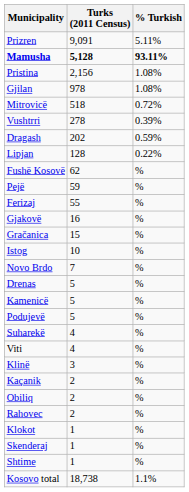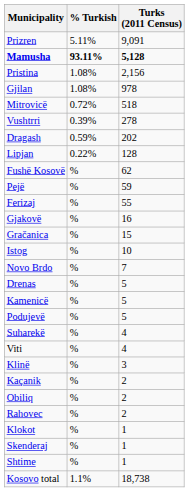columns swapped: (100, 18) <-> (159, 18)
